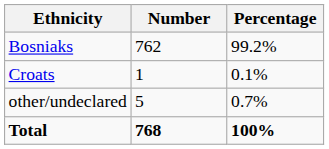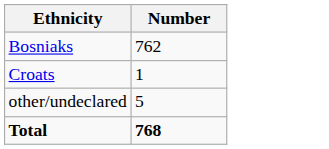- column: (275, 18)
